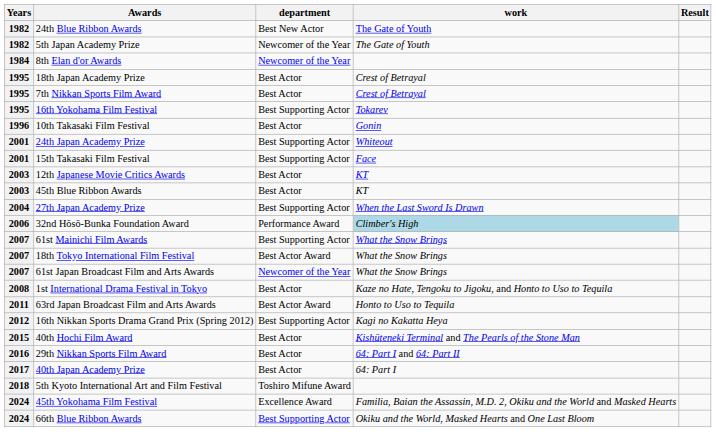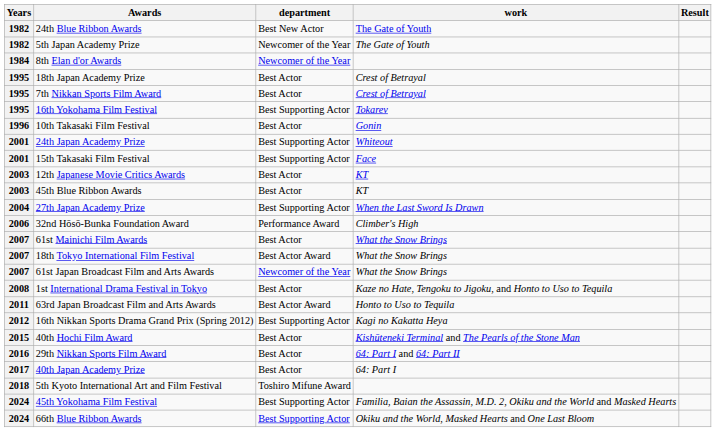(387, 223) lightblue background -> (387, 223) no background
(304, 239) Best Supporting Actor -> (280, 239) Best Actor
(295, 402) Excellence Award -> (304, 402) Best Supporting Actor
